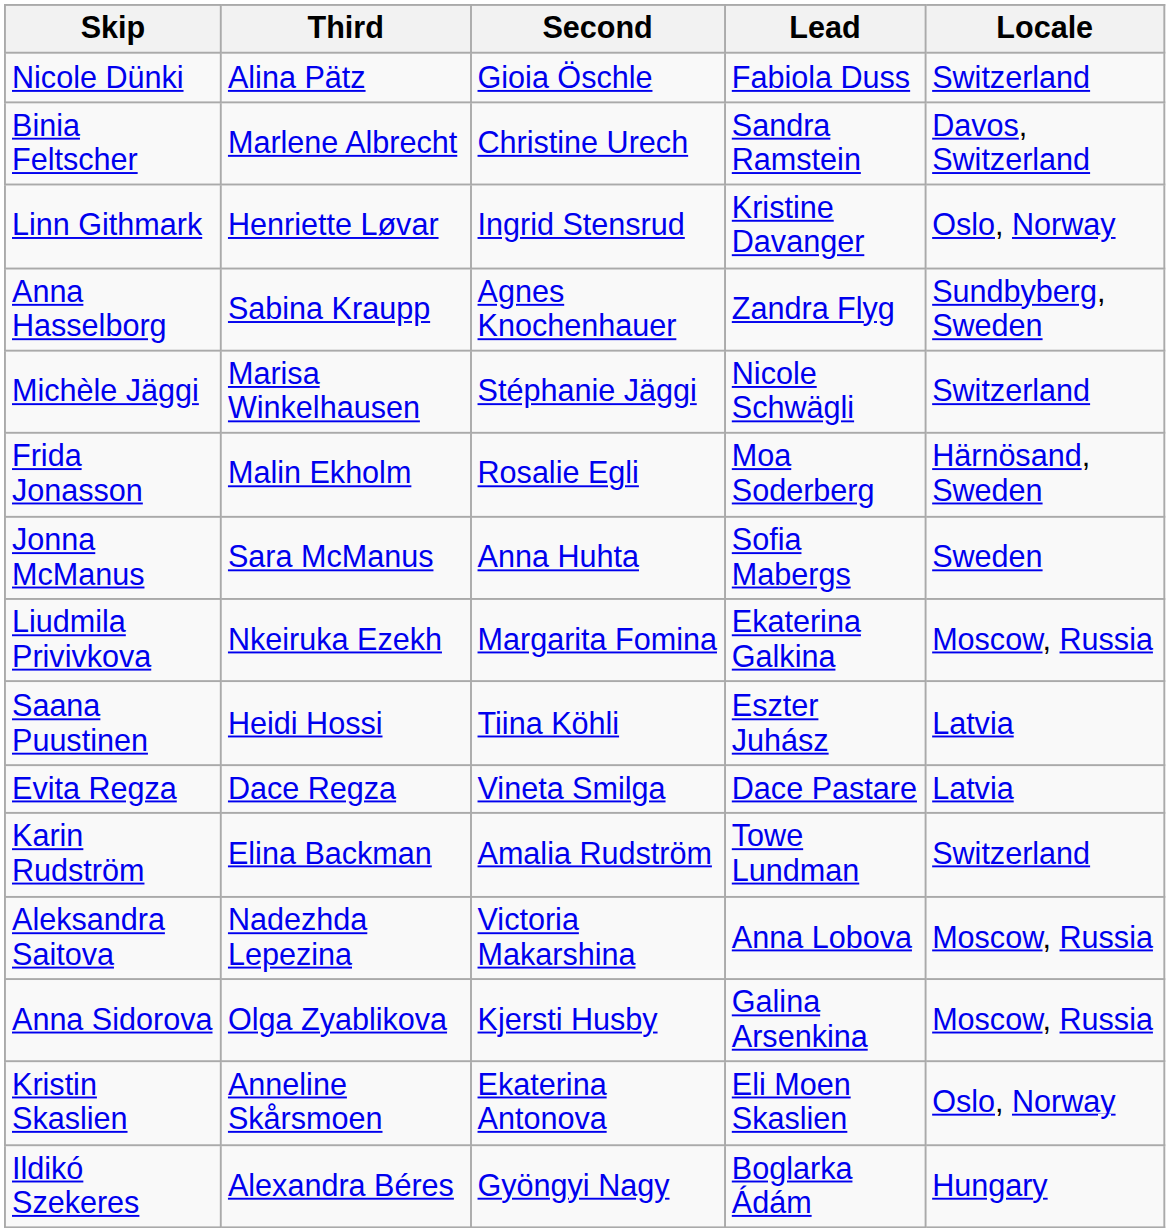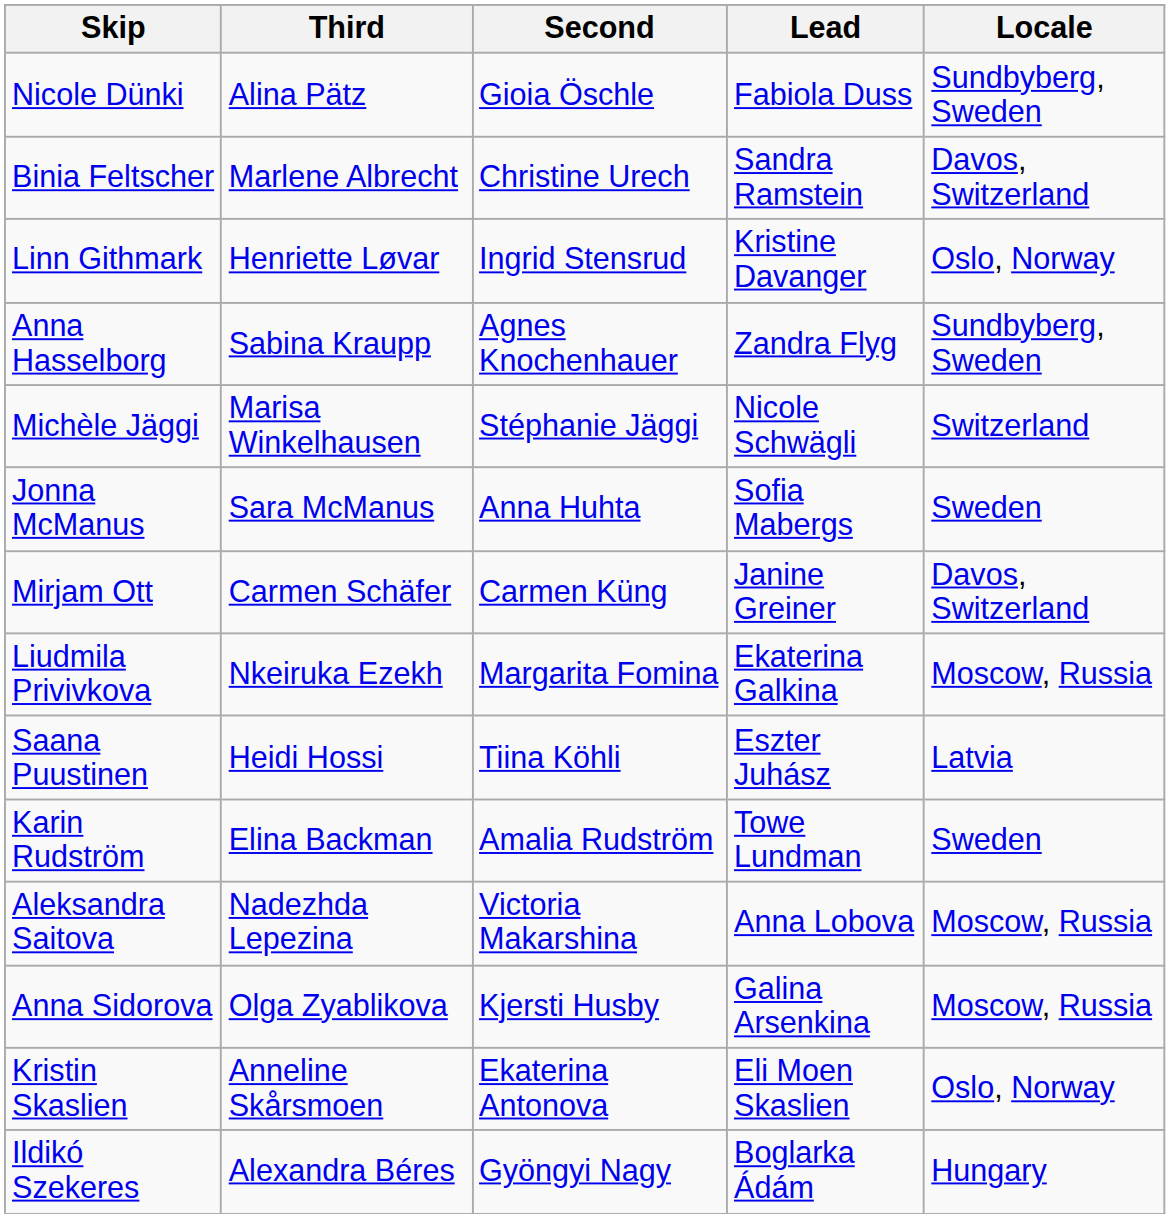(1011, 77) Switzerland -> (1018, 94) Sundbyberg, Sweden
- row: (77, 474)
+ row: (82, 591)
- row: (94, 788)
(1011, 854) Switzerland -> (987, 840) Sweden
